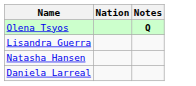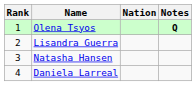+ column: (18, 12)
